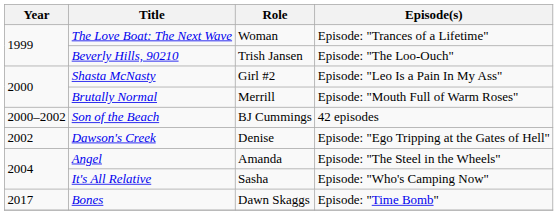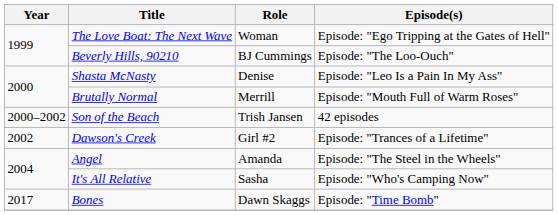(403, 35) Episode: "Trances of a Lifetime" -> (434, 35) Episode: "Ego Tripping at the Gates of Hell"
(270, 55) Trish Jansen -> (275, 55) BJ Cummings
(257, 76) Girl #2 -> (256, 76) Denise
(275, 117) BJ Cummings -> (270, 117) Trish Jansen
(256, 138) Denise -> (257, 138) Girl #2
(434, 138) Episode: "Ego Tripping at the Gates of Hell" -> (403, 138) Episode: "Trances of a Lifetime"
